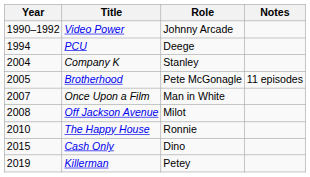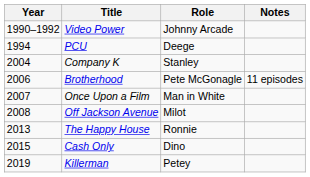(19, 79) 2005 -> (19, 79) 2006
(19, 130) 2010 -> (19, 130) 2013
